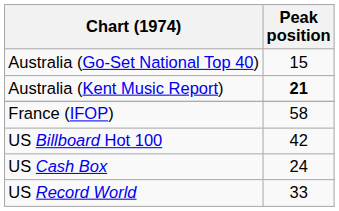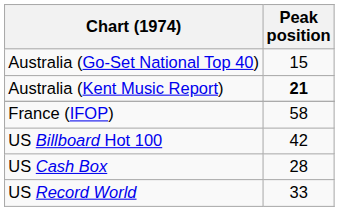(299, 166) 24 -> (299, 166) 28
